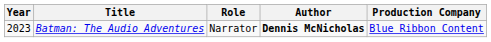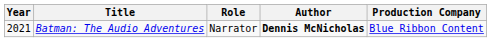(19, 29) 2023 -> (19, 29) 2021
